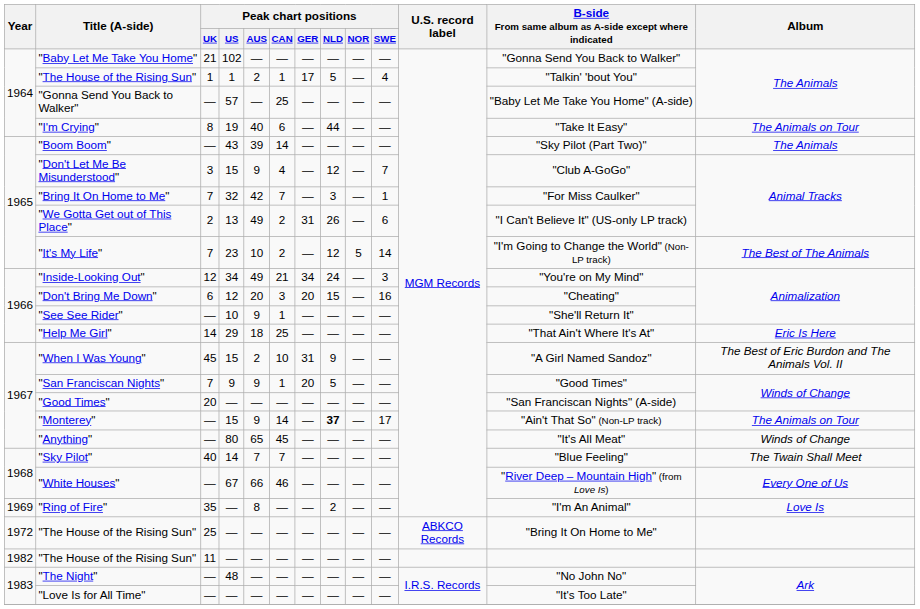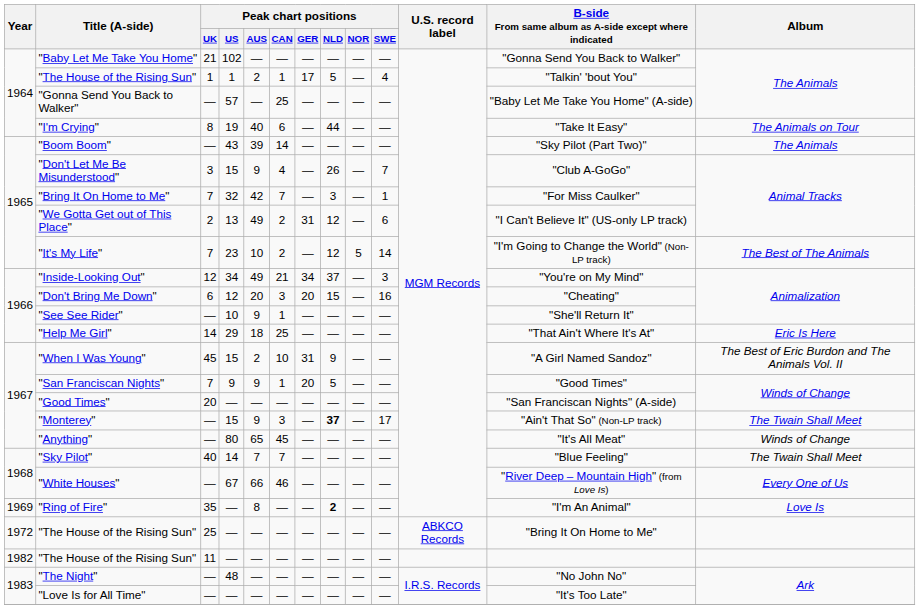(333, 170) 12 -> (333, 170) 26
(333, 221) 26 -> (333, 221) 12
(333, 277) 24 -> (333, 277) 37
(282, 420) 14 -> (282, 420) 3
(805, 420) The Animals on Tour -> (805, 420) The Twain Shall Meet
(333, 507) normal -> (333, 507) bold
